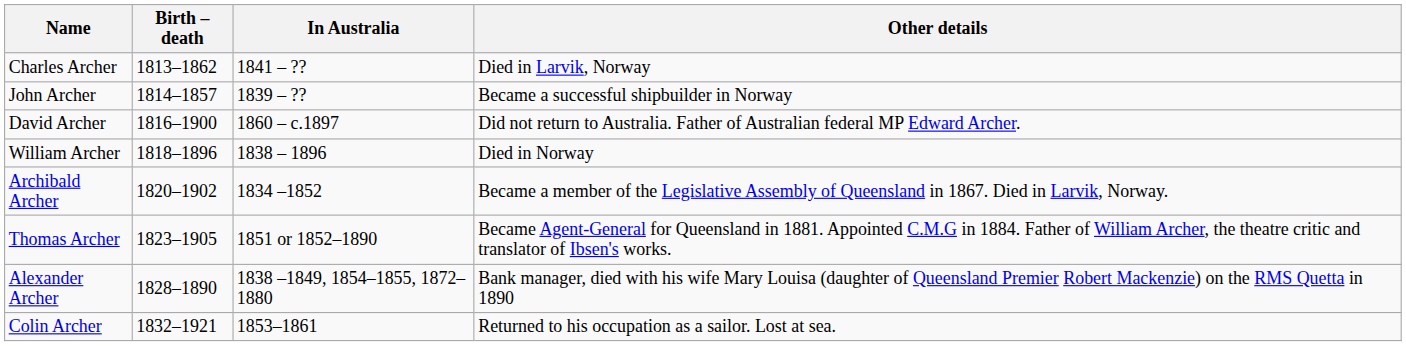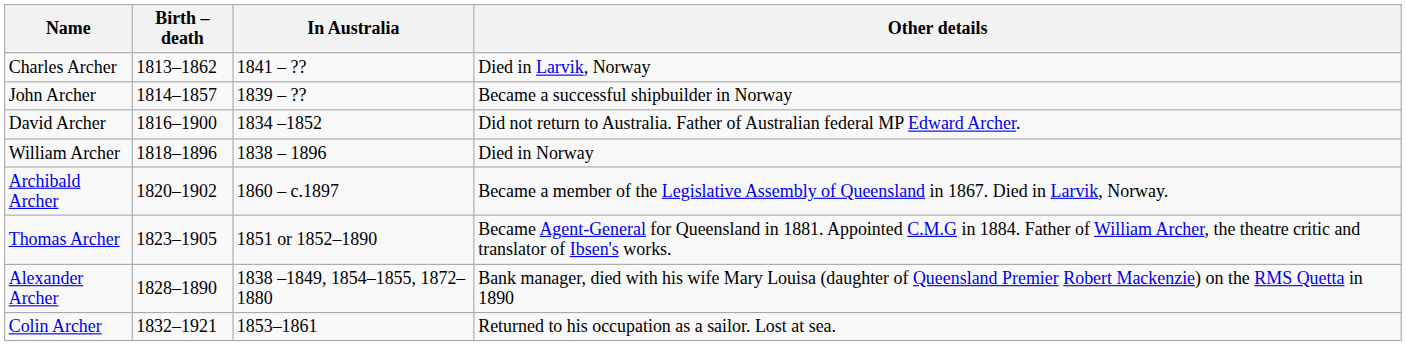(288, 124) 1860 – c.1897 -> (279, 124) 1834 –1852
(279, 191) 1834 –1852 -> (288, 191) 1860 – c.1897
